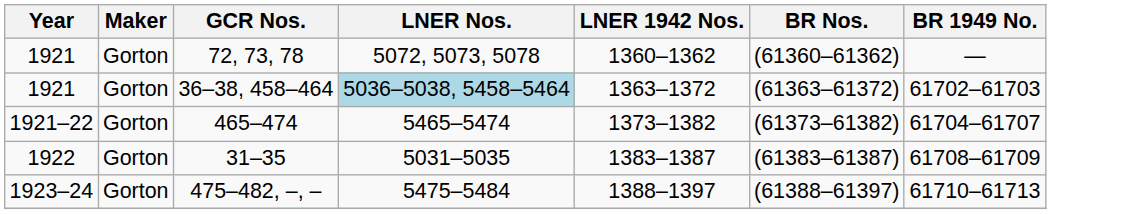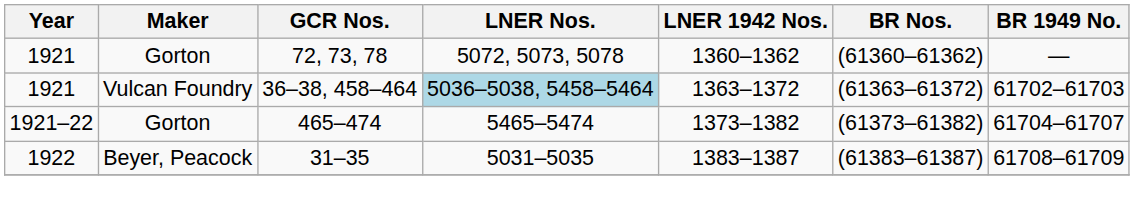(136, 89) Gorton -> (178, 89) Vulcan Foundry
(136, 157) Gorton -> (178, 157) Beyer, Peacock
- row: (256, 191)
